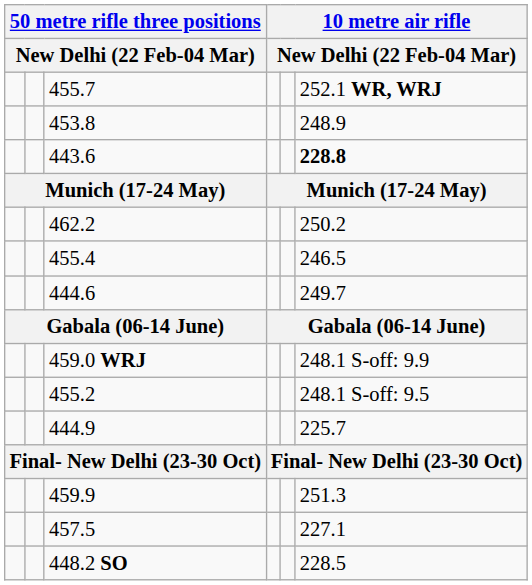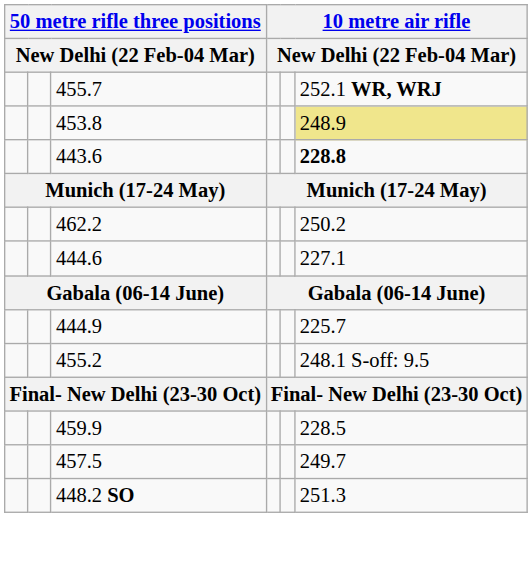(323, 123) no background -> (323, 123) khaki background
- row: (72, 258)
(323, 292) 249.7 -> (323, 258) 227.1
- row: (98, 359)
rows swapped: (72, 393) <-> (72, 427)
(323, 495) 251.3 -> (323, 427) 228.5
(323, 529) 227.1 -> (323, 461) 249.7
(323, 562) 228.5 -> (323, 495) 251.3
